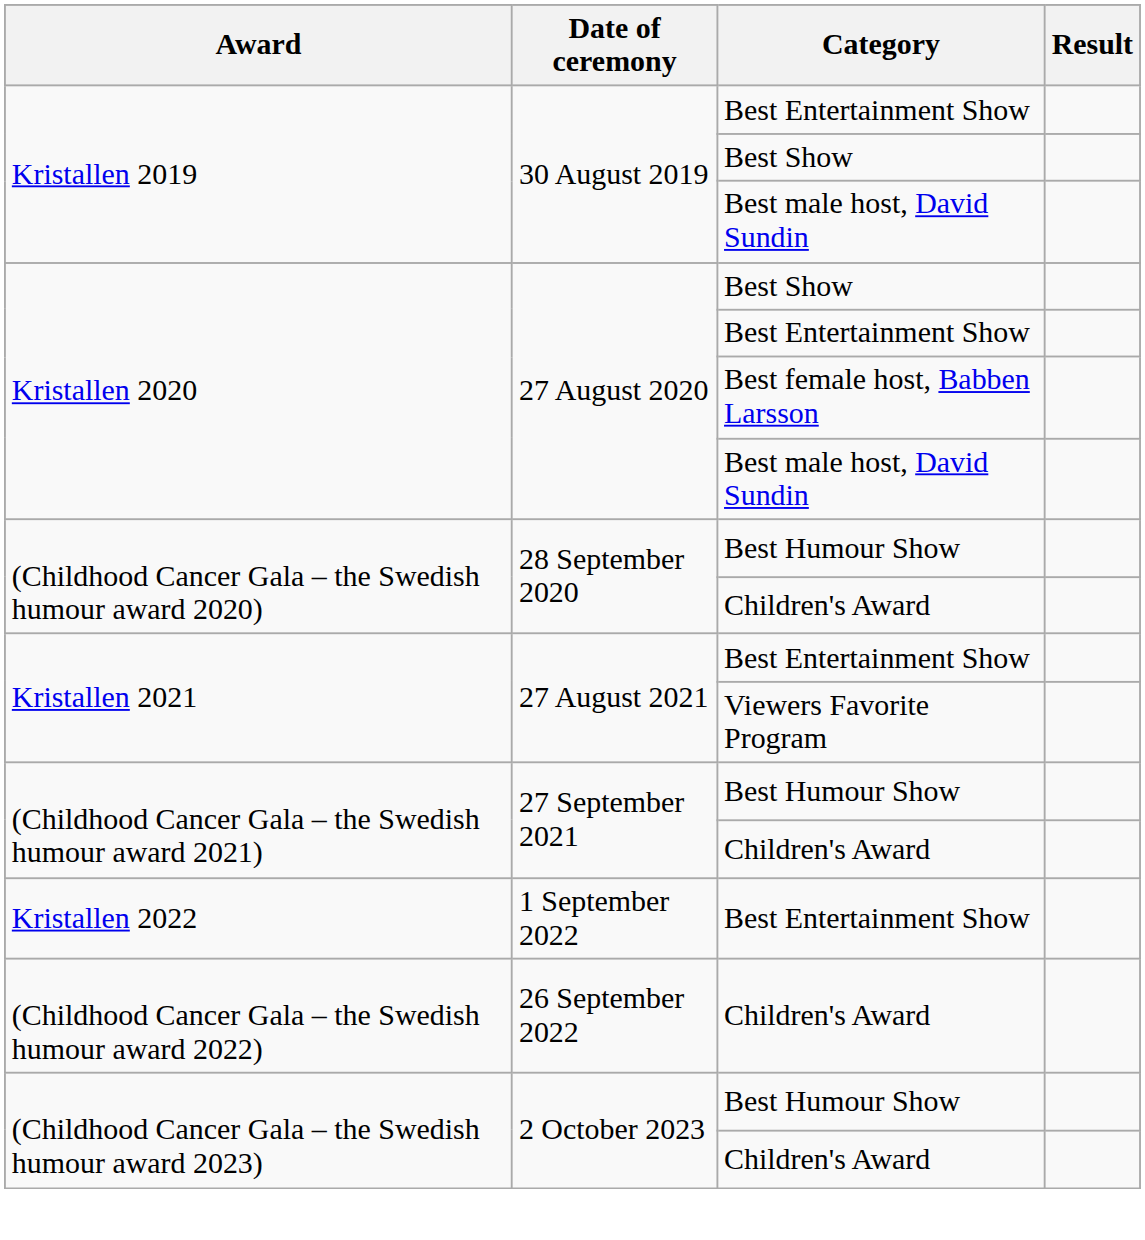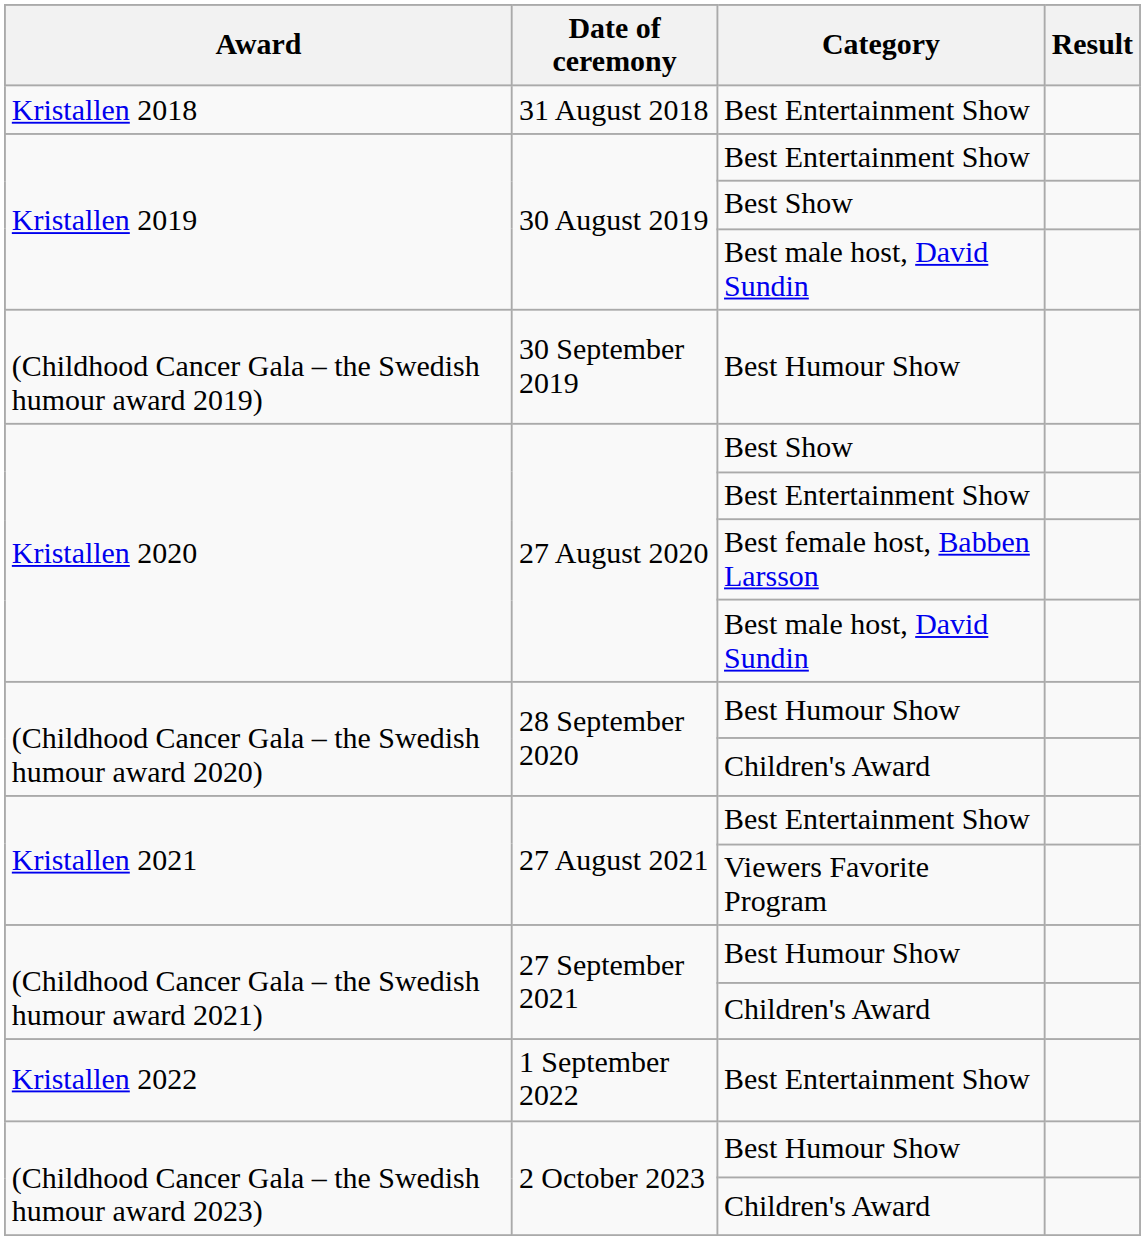+ row: (104, 109)
+ row: (246, 383)
- row: (246, 1032)
